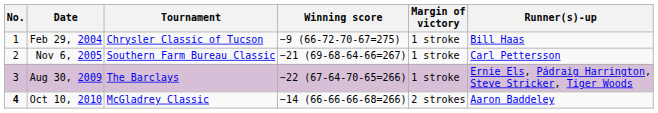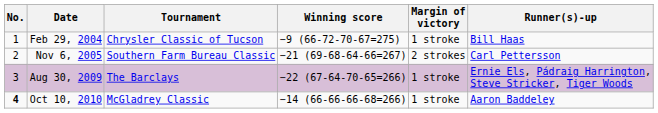(435, 56) 1 stroke -> (438, 56) 2 strokes
(438, 100) 2 strokes -> (435, 100) 1 stroke
